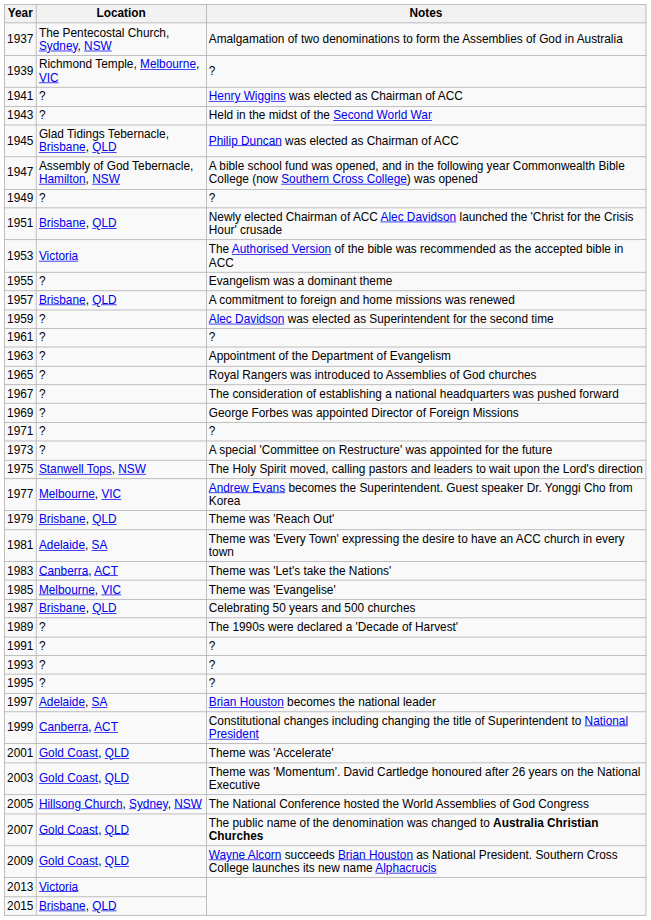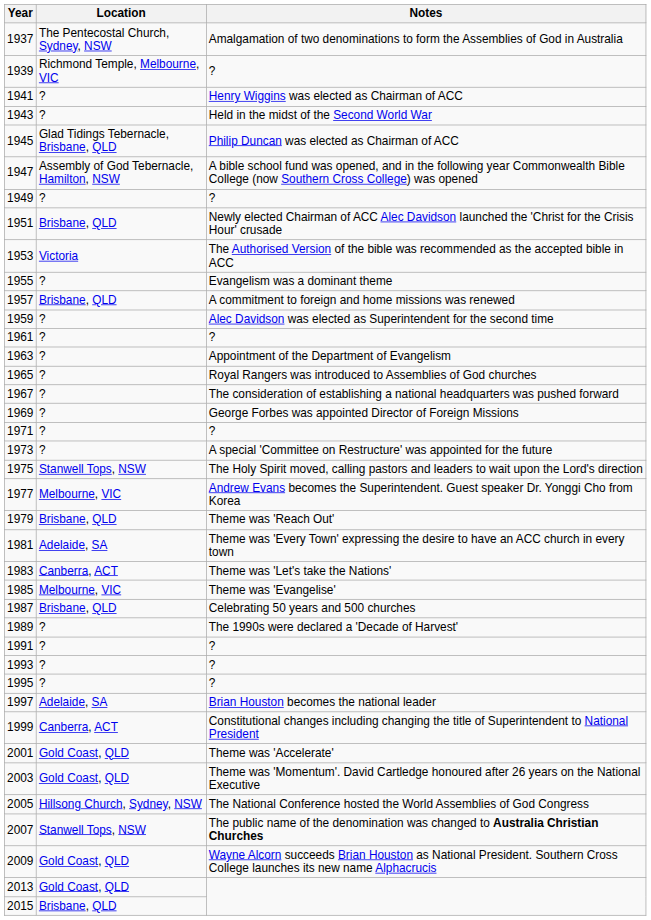(84, 829) Gold Coast, QLD -> (92, 829) Stanwell Tops, NSW
(59, 887) Victoria -> (84, 887) Gold Coast, QLD
